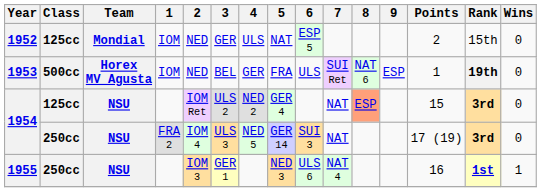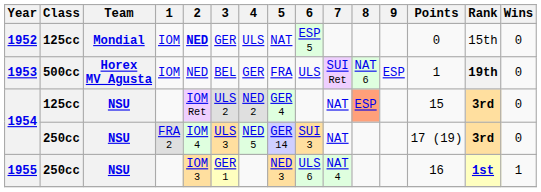(197, 40) normal -> (197, 40) bold
(437, 40) 2 -> (437, 40) 0
